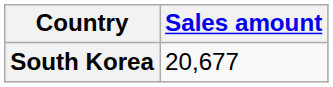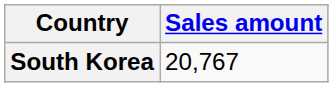(202, 61) 20,677 -> (202, 61) 20,767
